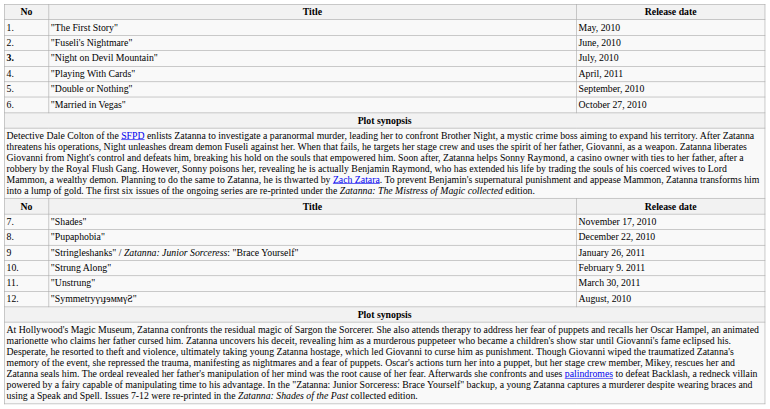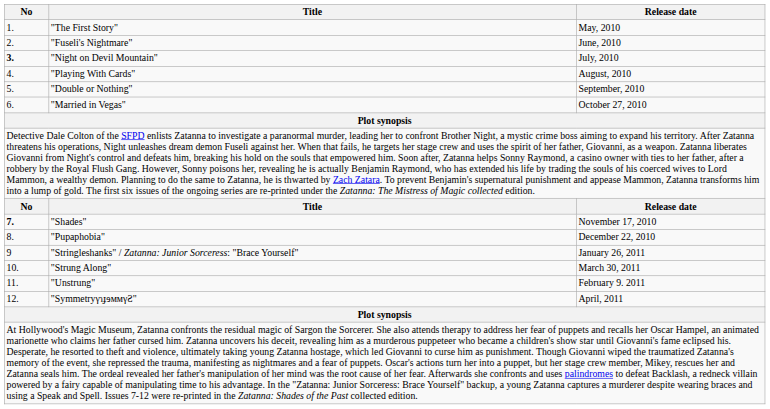(601, 74) April, 2011 -> (605, 74) August, 2010
(10, 221) normal -> (10, 221) bold
(612, 268) February 9. 2011 -> (609, 268) March 30, 2011
(609, 283) March 30, 2011 -> (612, 283) February 9. 2011
(605, 299) August, 2010 -> (601, 299) April, 2011
